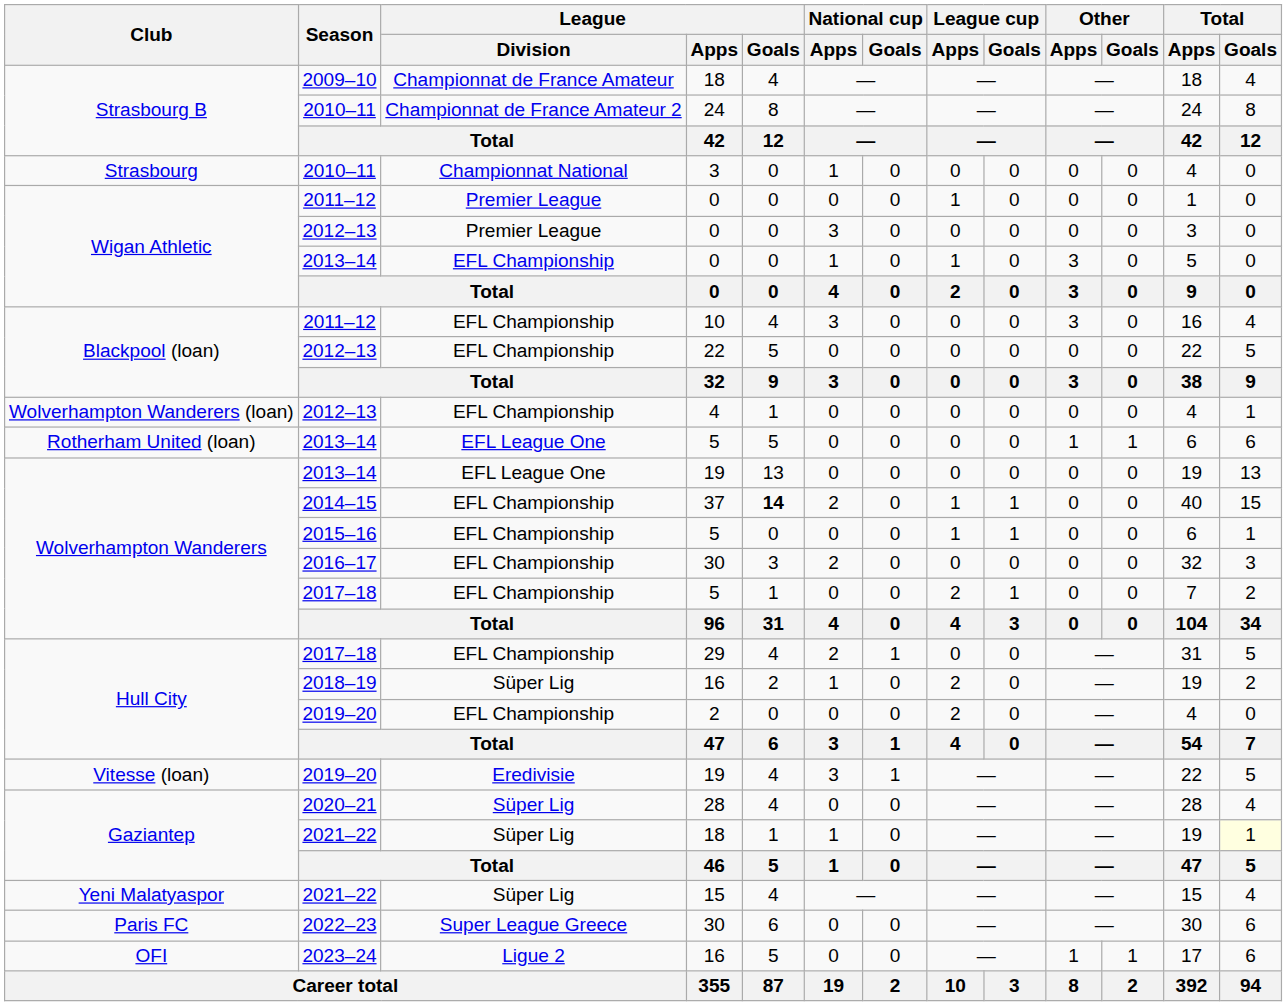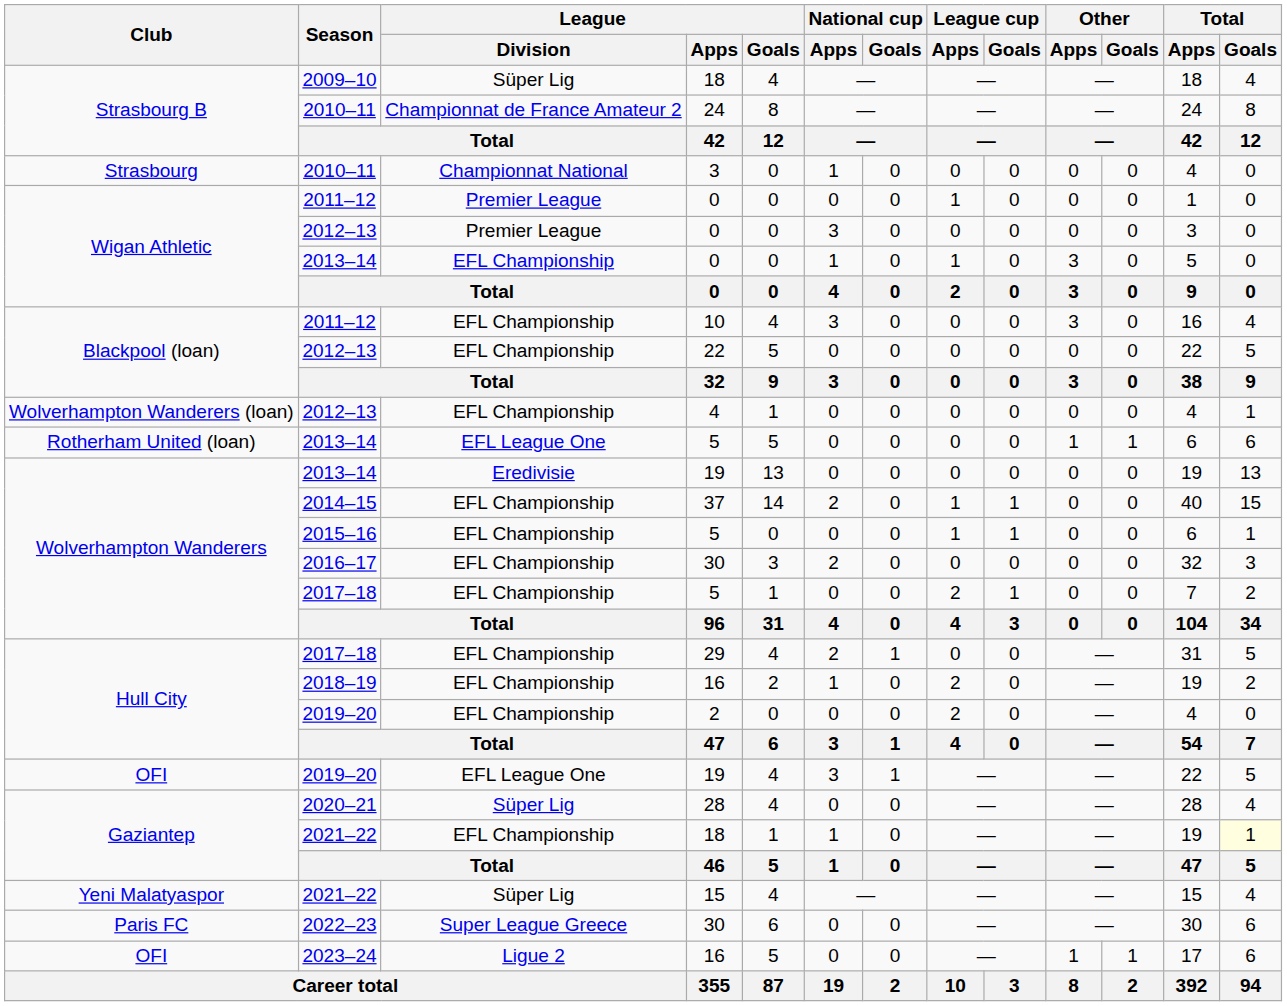(534, 79) Championnat de France Amateur -> (534, 79) Süper Lig
(534, 472) EFL League One -> (534, 472) Eredivisie
(773, 502) bold -> (773, 502) normal
(534, 683) Süper Lig -> (534, 683) EFL Championship
(151, 774) Vitesse (loan) -> (151, 774) OFI
(534, 774) Eredivisie -> (534, 774) EFL League One
(534, 834) Süper Lig -> (534, 834) EFL Championship
